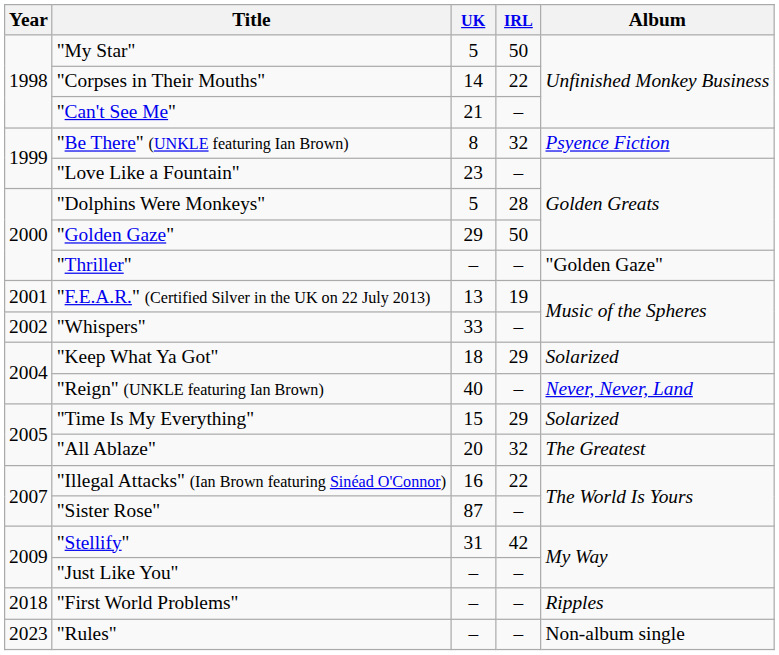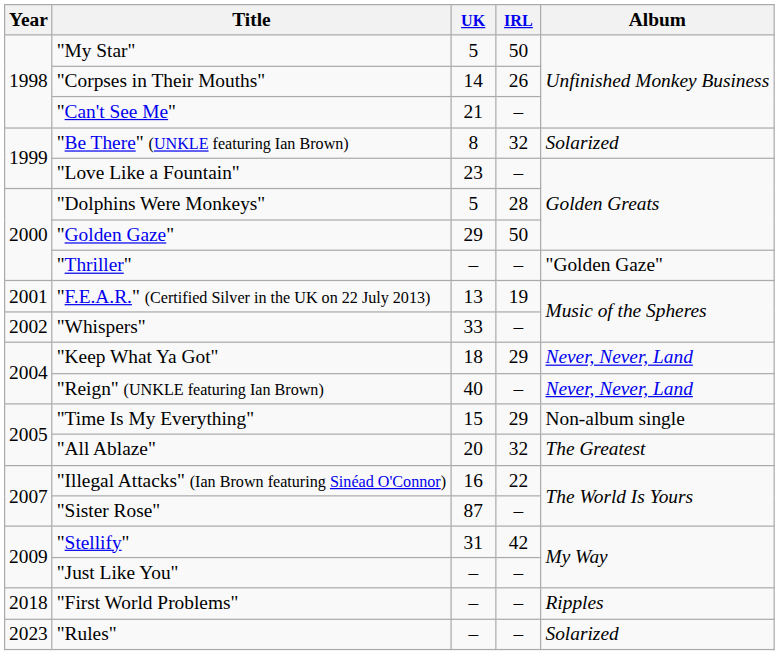(518, 81) 22 -> (518, 81) 26
(608, 142) Psyence Fiction -> (582, 142) Solarized
(582, 357) Solarized -> (619, 357) Never, Never, Land
(582, 419) Solarized -> (615, 419) Non-album single
(615, 633) Non-album single -> (582, 633) Solarized
